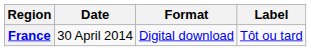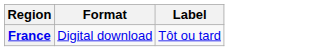- column: (95, 14)
